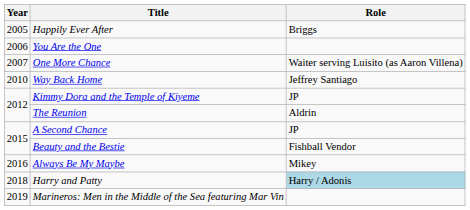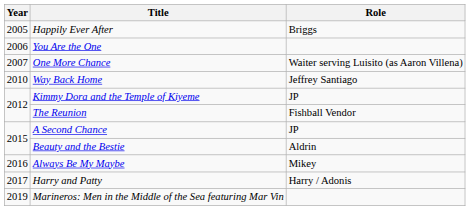(302, 113) Aldrin -> (322, 113) Fishball Vendor
(322, 146) Fishball Vendor -> (302, 146) Aldrin
(17, 180) 2018 -> (17, 180) 2017
(320, 180) lightblue background -> (320, 180) no background
